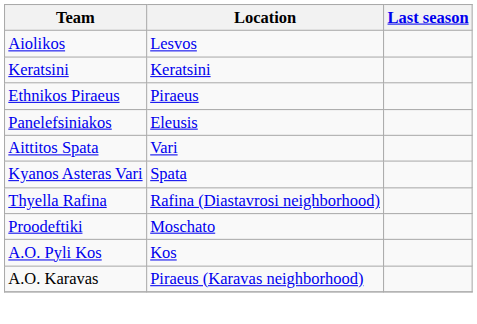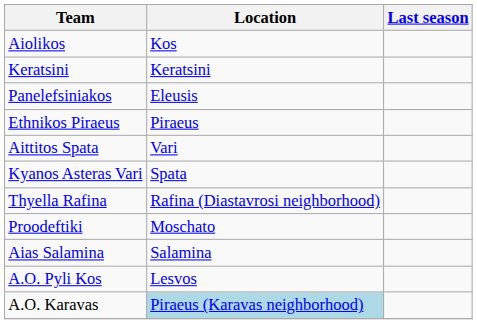(174, 43) Lesvos -> (163, 43) Kos
rows swapped: (60, 122) <-> (64, 95)
+ row: (56, 252)
(163, 252) Kos -> (174, 278) Lesvos
(257, 278) no background -> (257, 305) lightblue background
